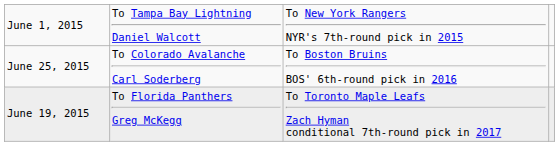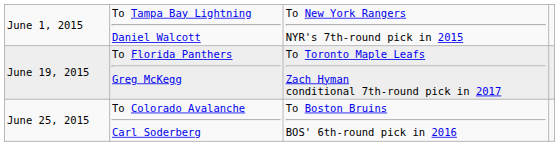rows swapped: (48, 114) <-> (48, 67)
